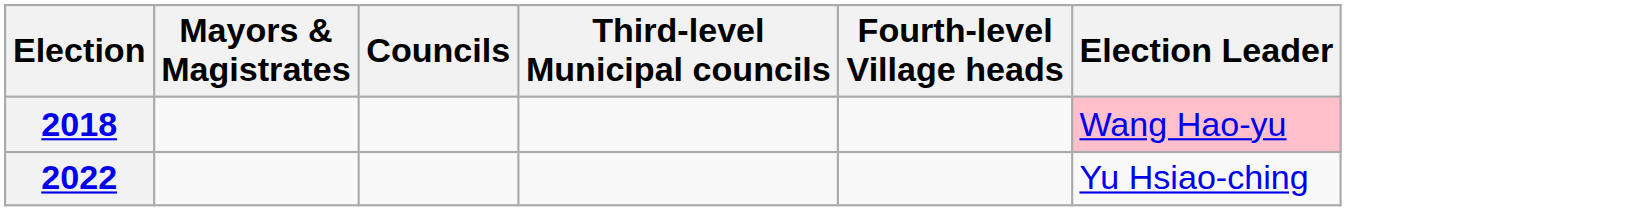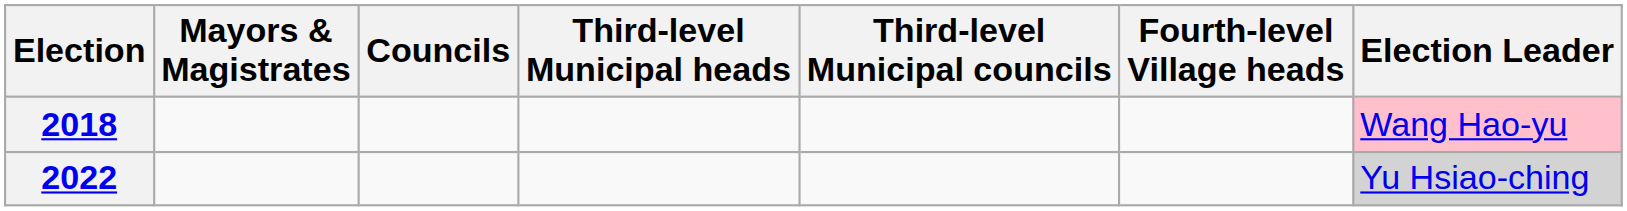+ column: (658, 50)
(1194, 177) no background -> (1475, 177) lightgrey background
